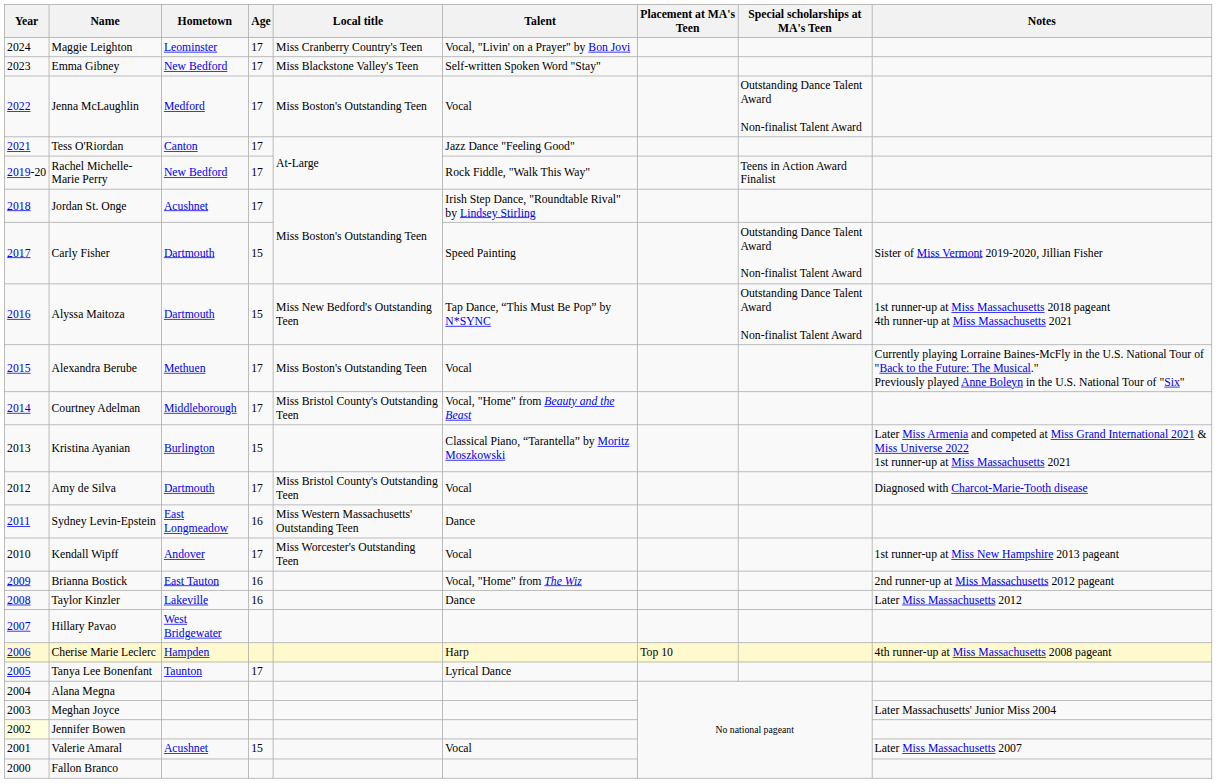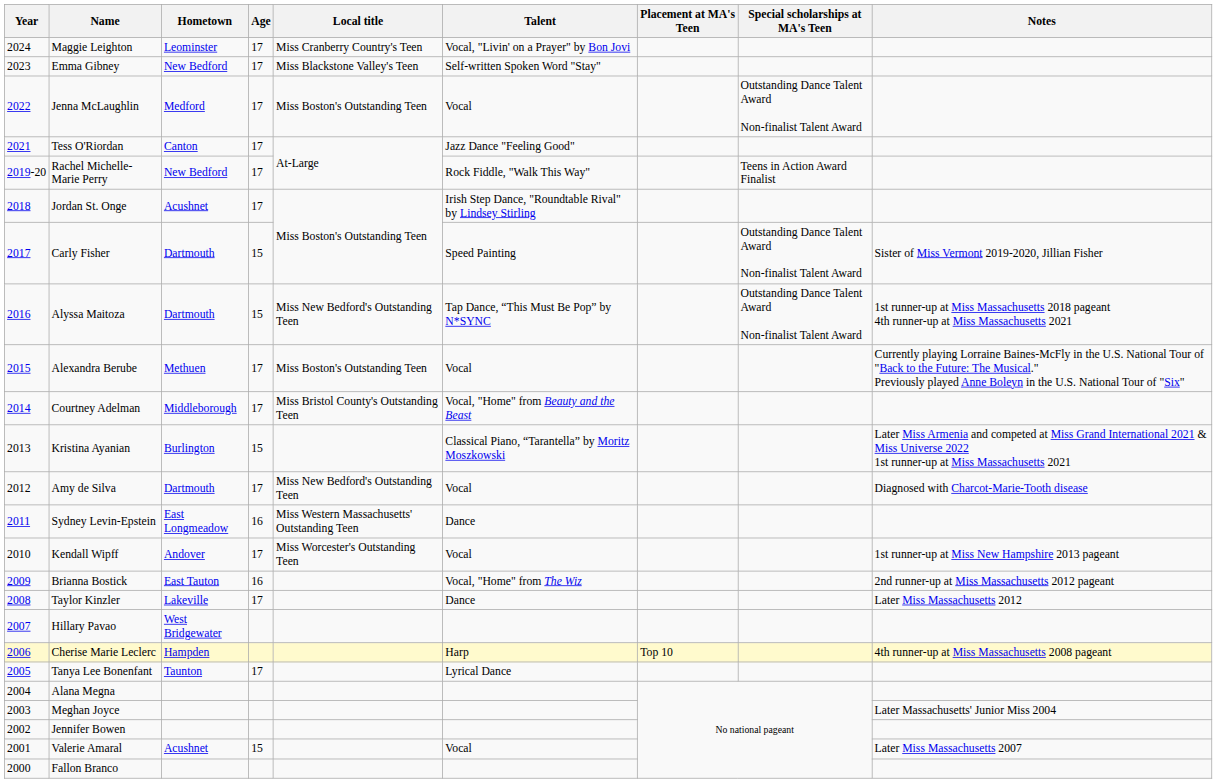(357, 488) Miss Bristol County's Outstanding Teen -> (354, 488) Miss New Bedford's Outstanding Teen
(257, 600) 16 -> (257, 600) 17
(19, 729) lightyellow background -> (19, 729) no background
